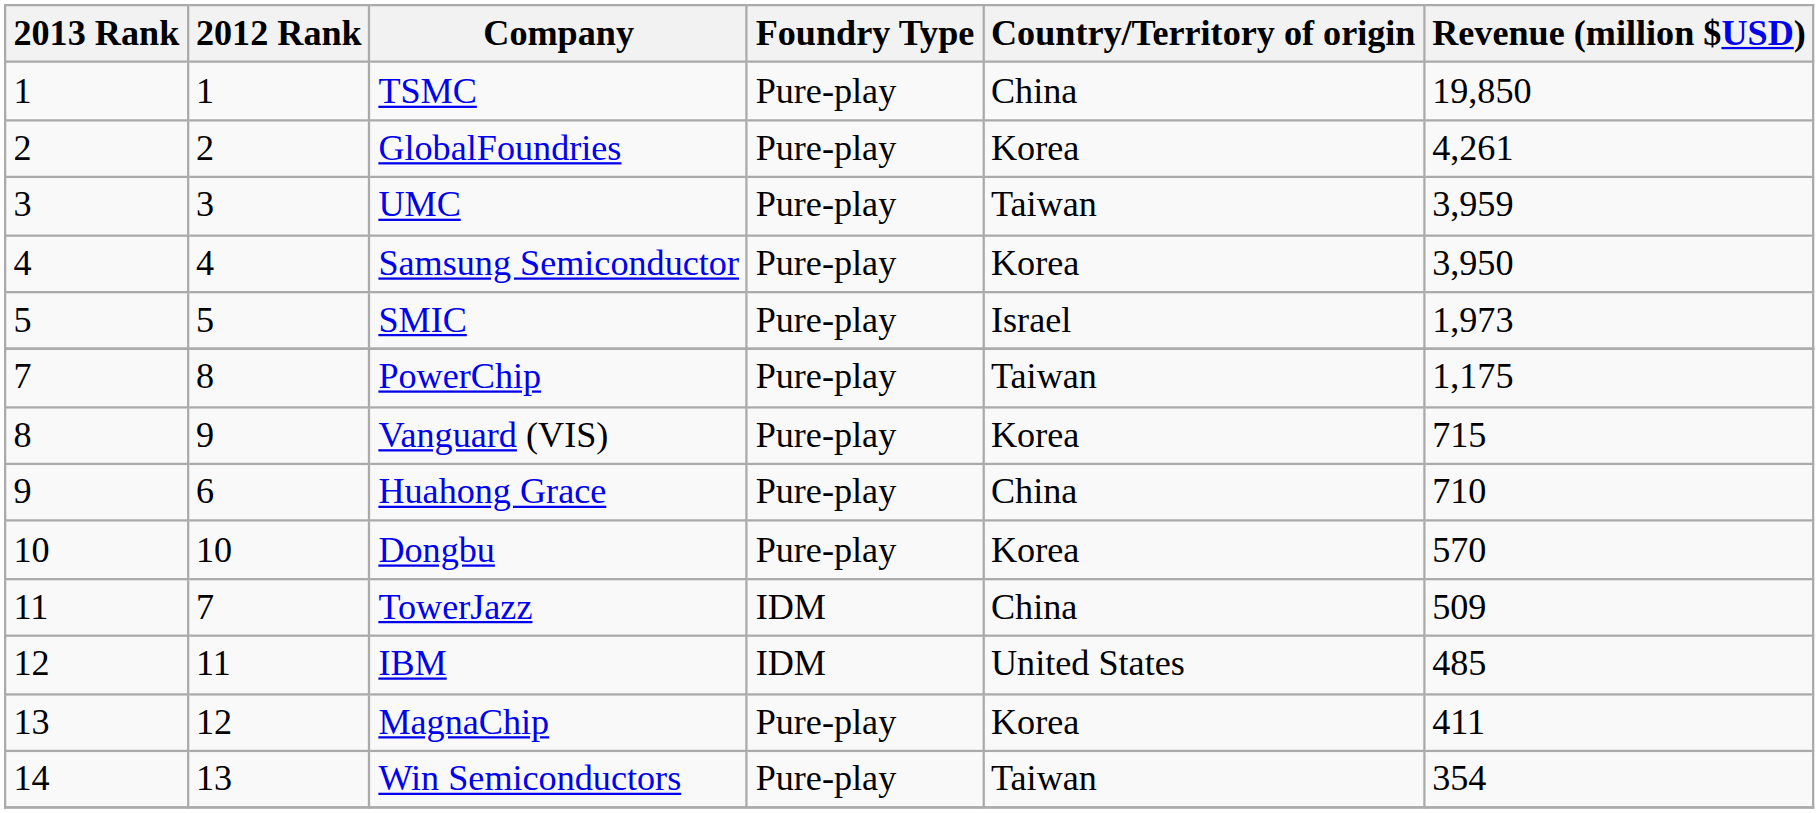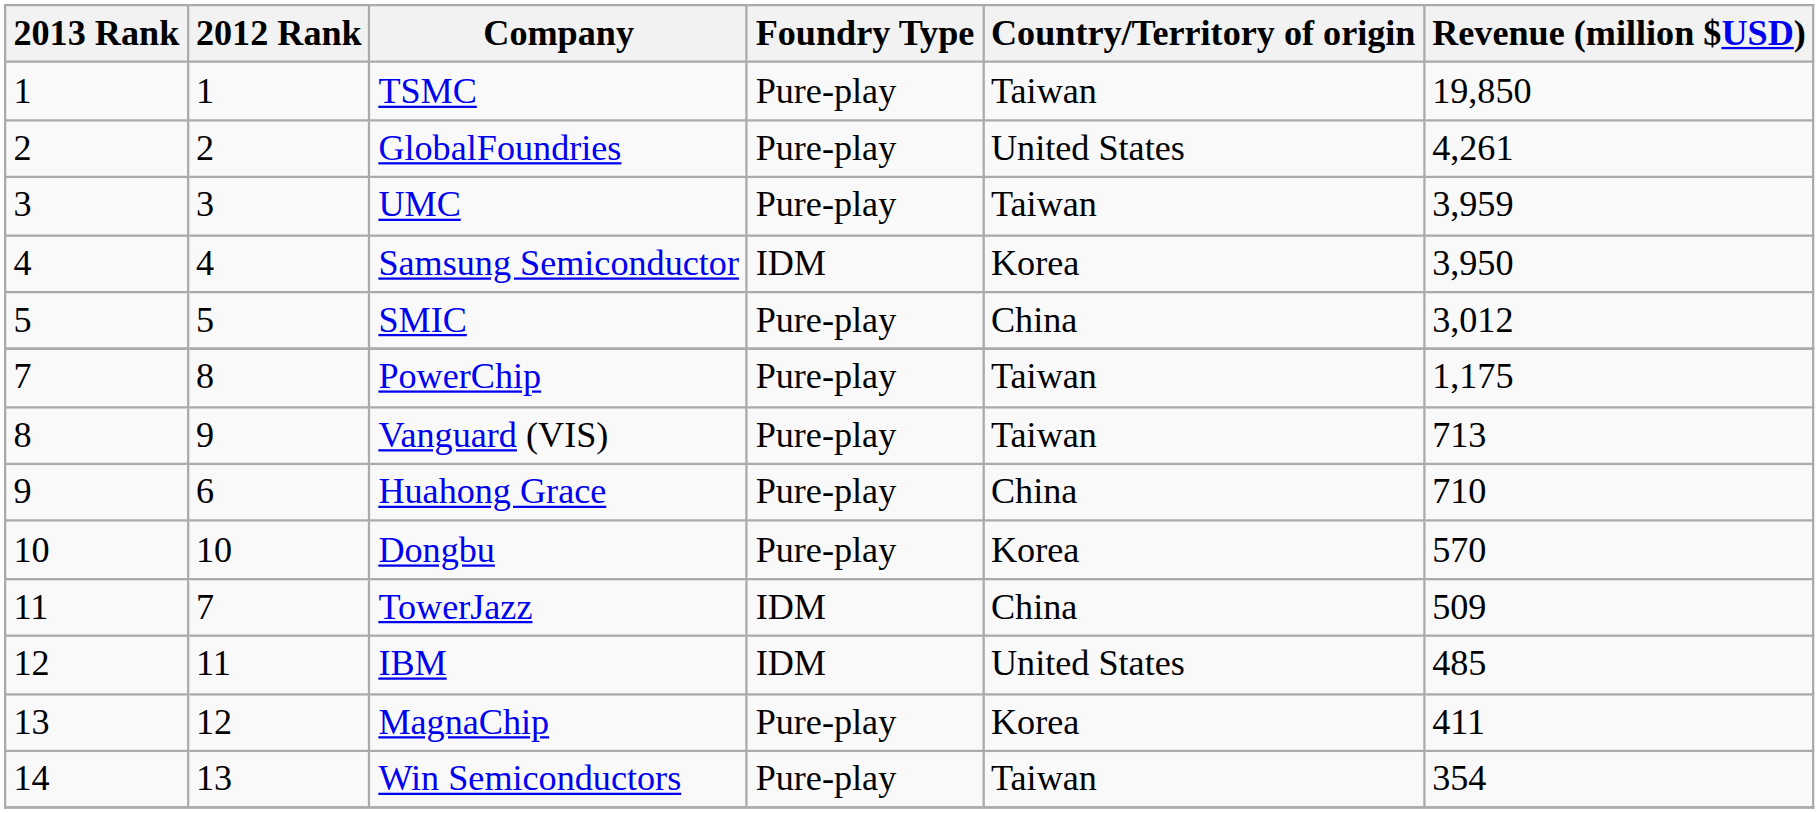(1034, 90) China -> (1044, 90) Taiwan
(1035, 147) Korea -> (1088, 147) United States
(826, 262) Pure-play -> (791, 262) IDM
(1031, 319) Israel -> (1034, 319) China
(1473, 319) 1,973 -> (1473, 319) 3,012
(1035, 434) Korea -> (1044, 434) Taiwan
(1459, 434) 715 -> (1459, 434) 713
